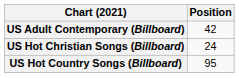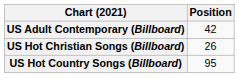(211, 47) 24 -> (211, 47) 26
